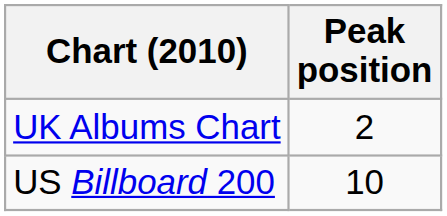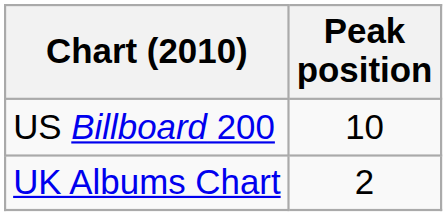rows swapped: (144, 182) <-> (147, 126)
